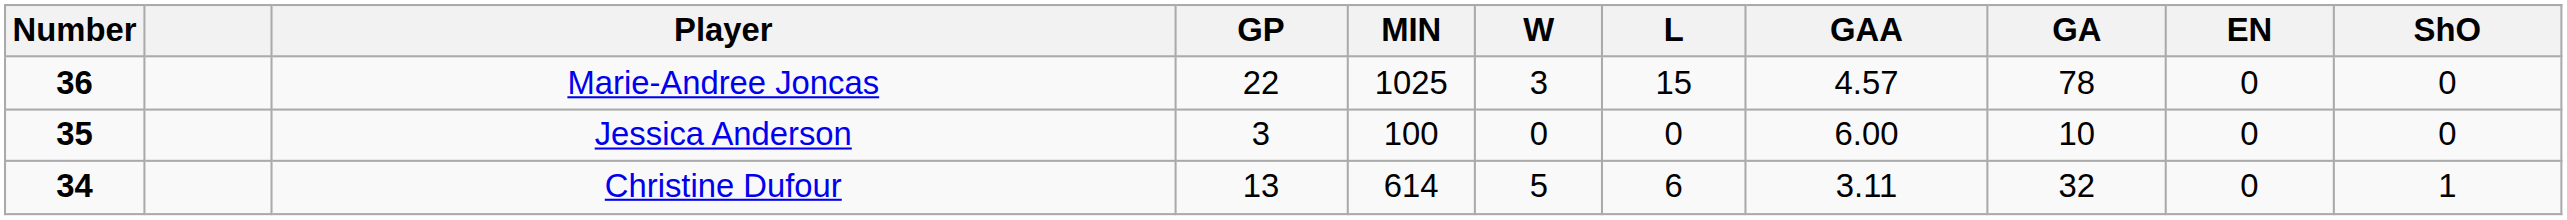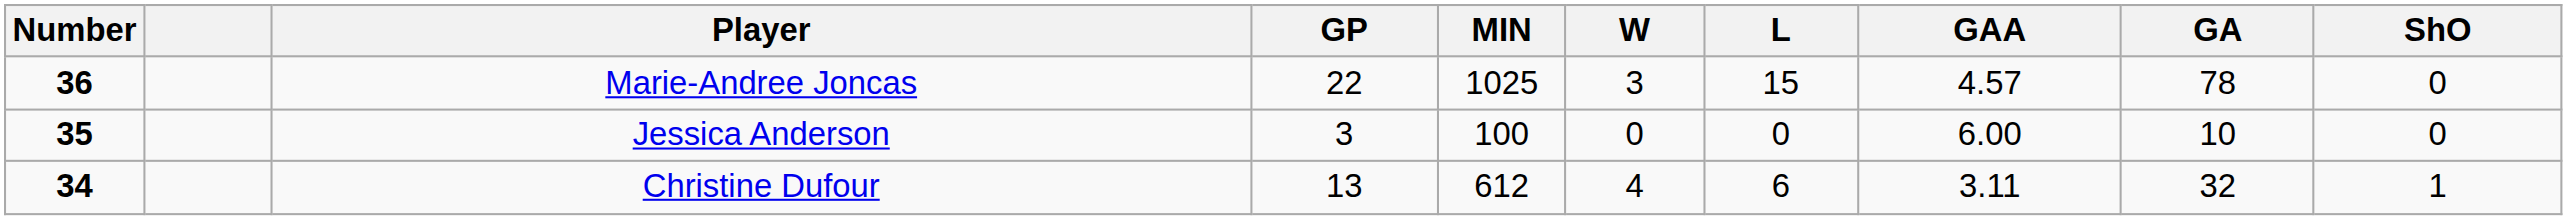- column: (2249, 30)
(1411, 186) 614 -> (1502, 186) 612
(1539, 186) 5 -> (1635, 186) 4
